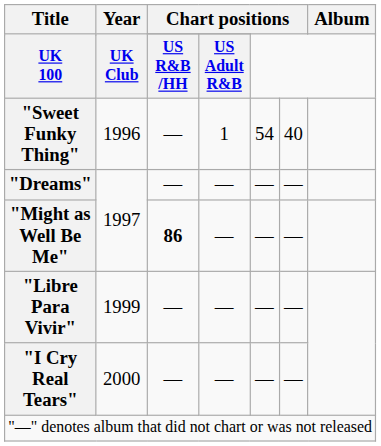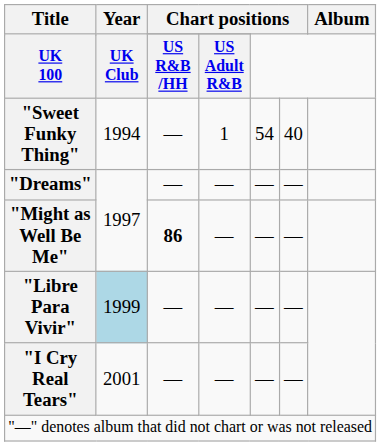(122, 133) 1996 -> (122, 133) 1994
(122, 307) no background -> (122, 307) lightblue background
(122, 378) 2000 -> (122, 378) 2001
